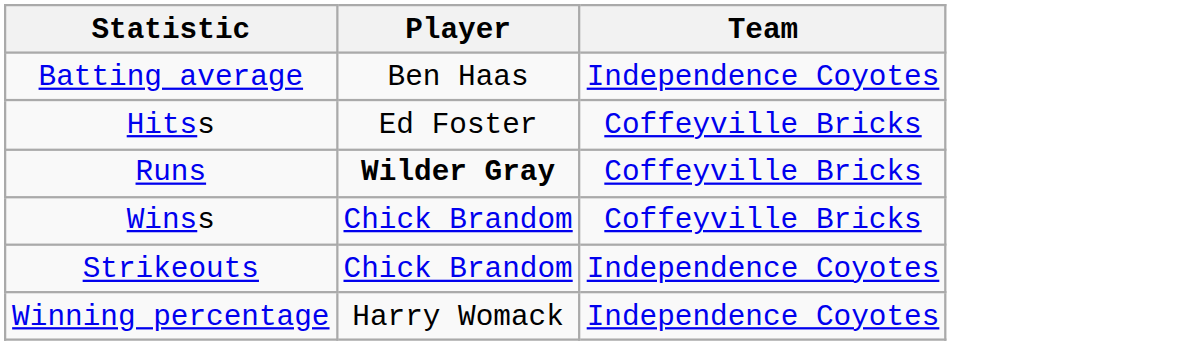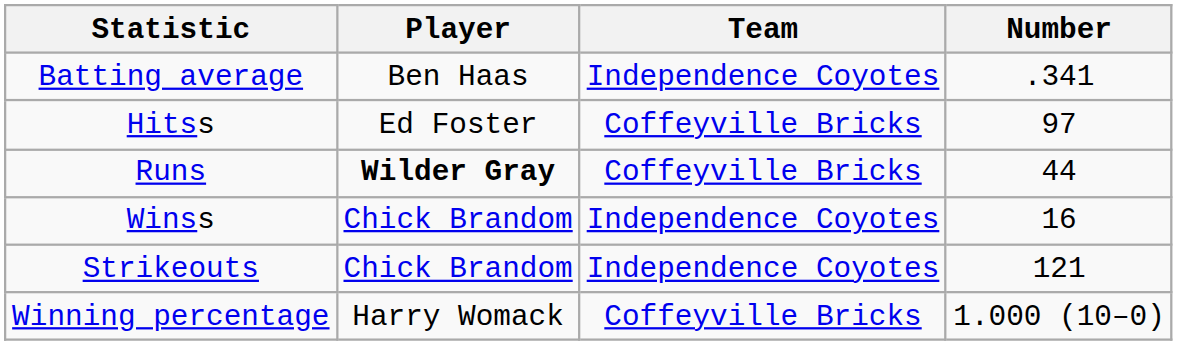+ column: (1059, 29)
(763, 221) Coffeyville Bricks -> (763, 221) Independence Coyotes
(763, 316) Independence Coyotes -> (763, 316) Coffeyville Bricks
